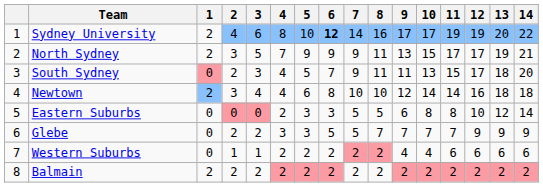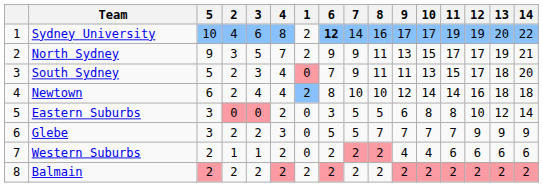columns swapped: (209, 14) <-> (307, 14)
(234, 93) 3 -> (234, 93) 2
